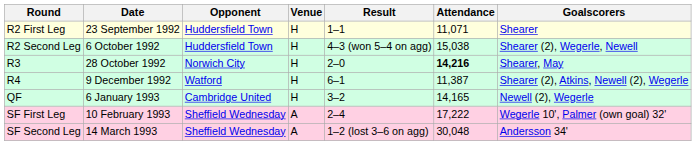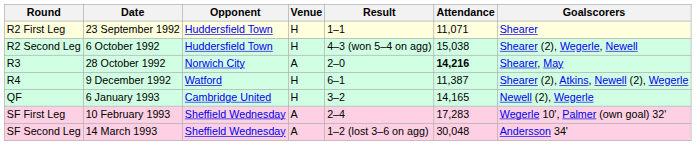(294, 64) H -> (294, 64) A
(453, 115) 17,222 -> (453, 115) 17,283
